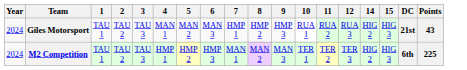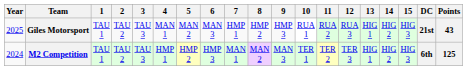+ column: (370, 11)
(15, 29) 2024 -> (15, 29) 2025
(430, 53) 225 -> (449, 53) 125
